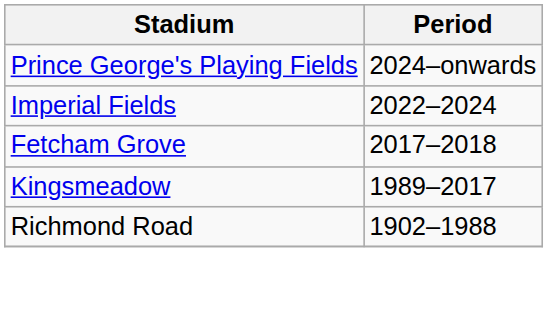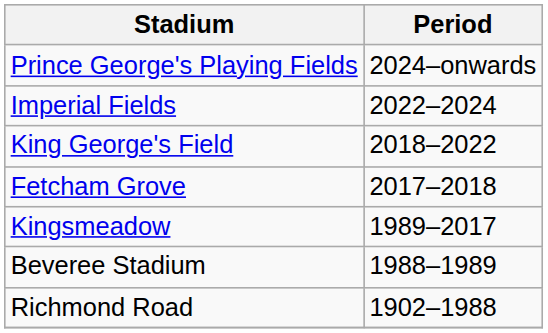+ row: (122, 145)
+ row: (108, 266)
